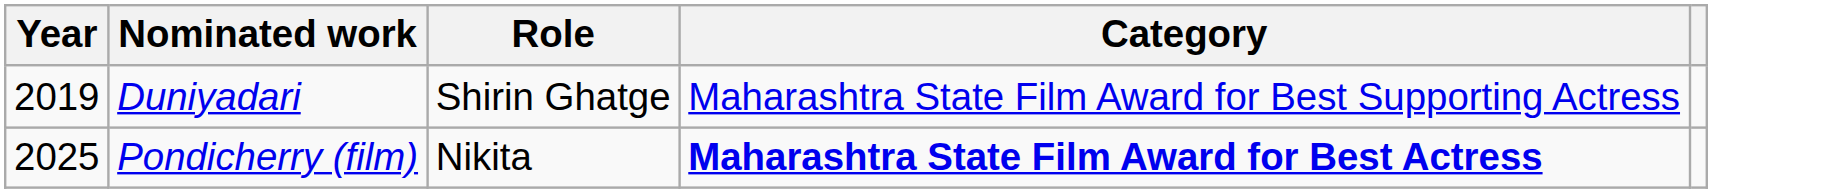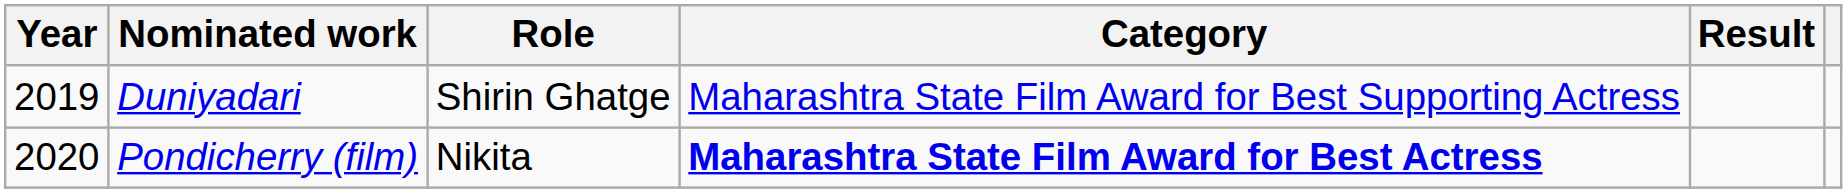+ column: (1756, 34)
(57, 156) 2025 -> (57, 156) 2020
